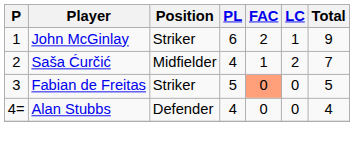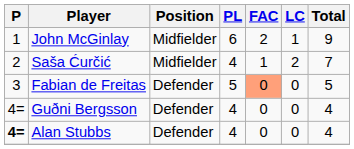(174, 39) Striker -> (185, 39) Midfielder
(174, 86) Striker -> (183, 86) Defender
+ row: (84, 109)
(16, 109) normal -> (16, 132) bold
